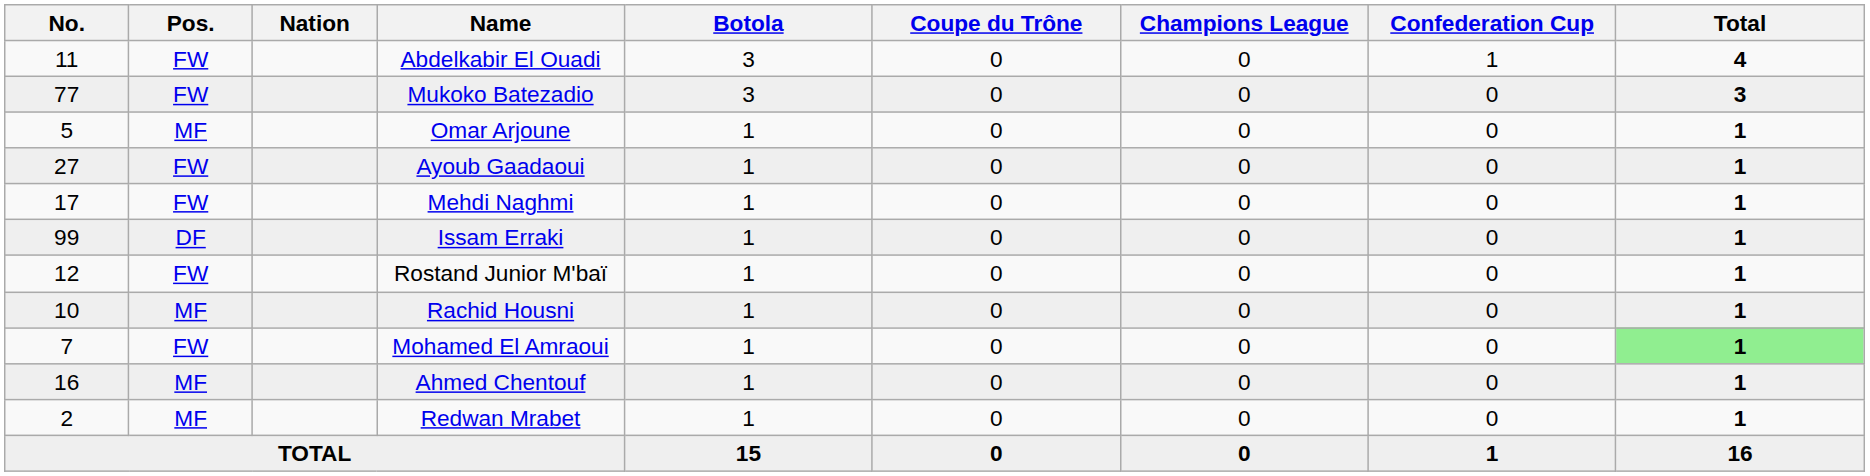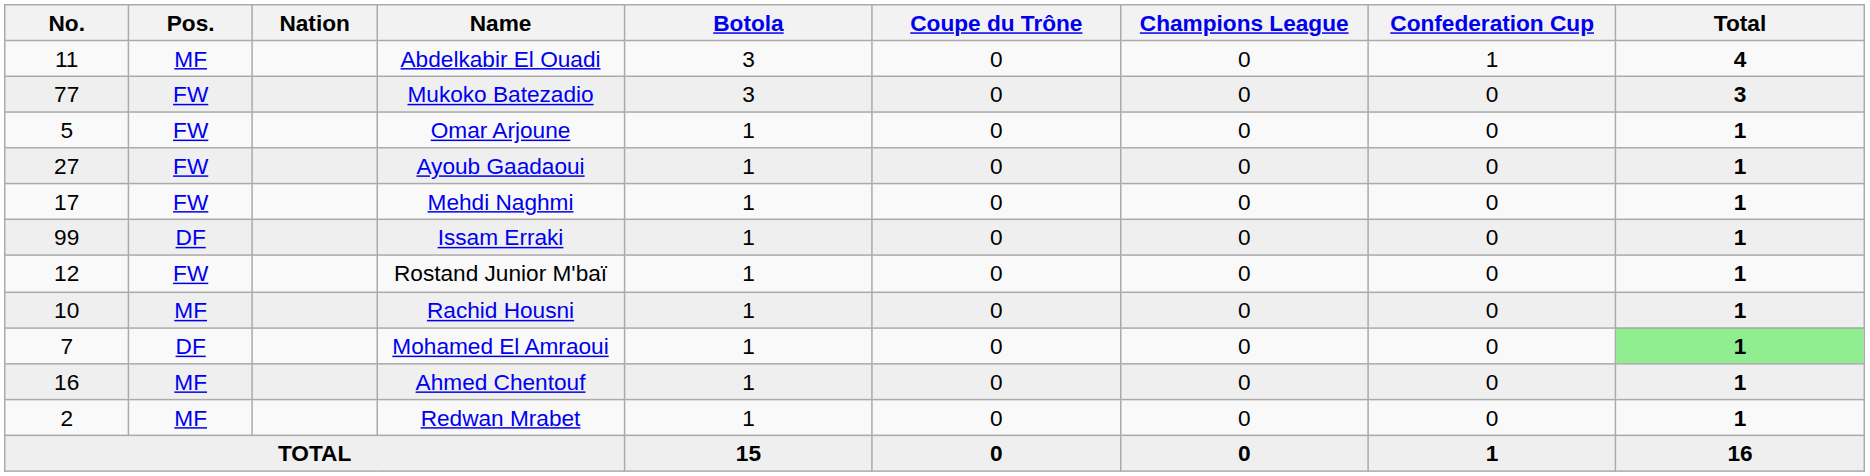(191, 59) FW -> (191, 59) MF
(191, 130) MF -> (191, 130) FW
(191, 346) FW -> (191, 346) DF
